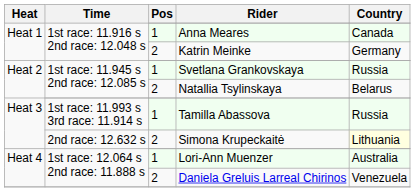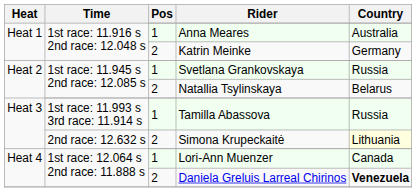(373, 33) Canada -> (375, 33) Australia
(375, 159) Australia -> (373, 159) Canada
(380, 177) normal -> (381, 177) bold
